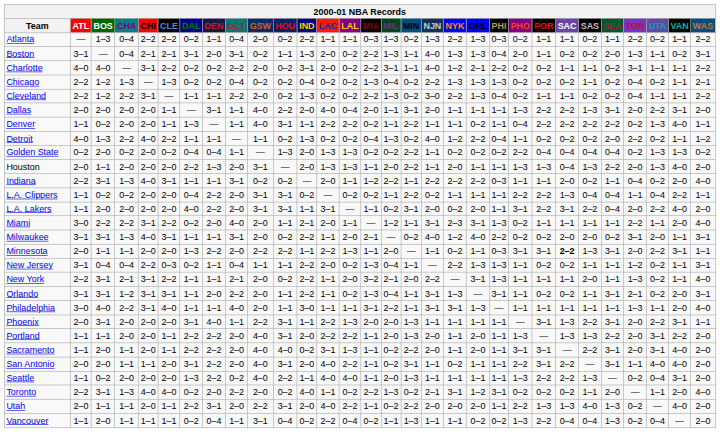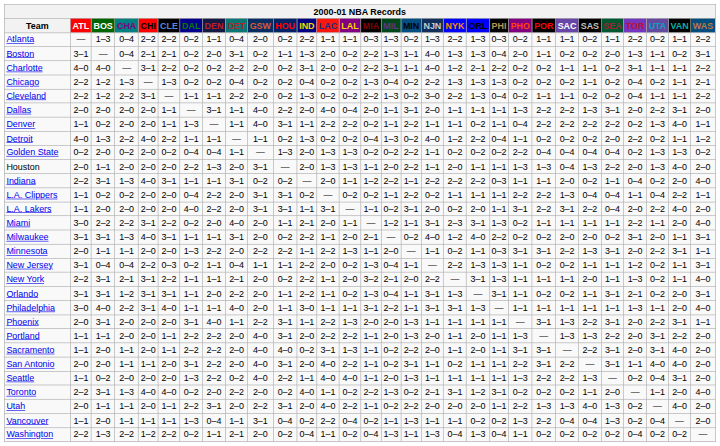(191, 54) 3–1 -> (191, 54) 0–2
(567, 252) bold -> (567, 252) normal
(191, 421) 0–2 -> (191, 421) 1–3
+ row: (30, 435)
